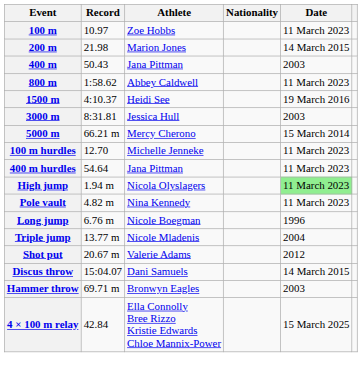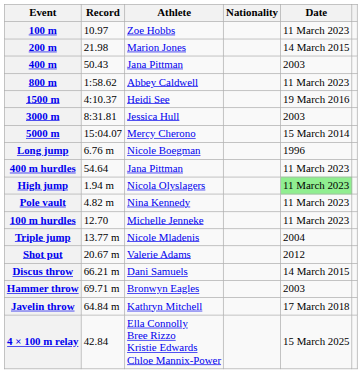(102, 133) 66.21 m -> (103, 133) 15:04.07
rows swapped: (43, 151) <-> (43, 220)
(103, 271) 15:04.07 -> (102, 271) 66.21 m
+ row: (43, 306)
